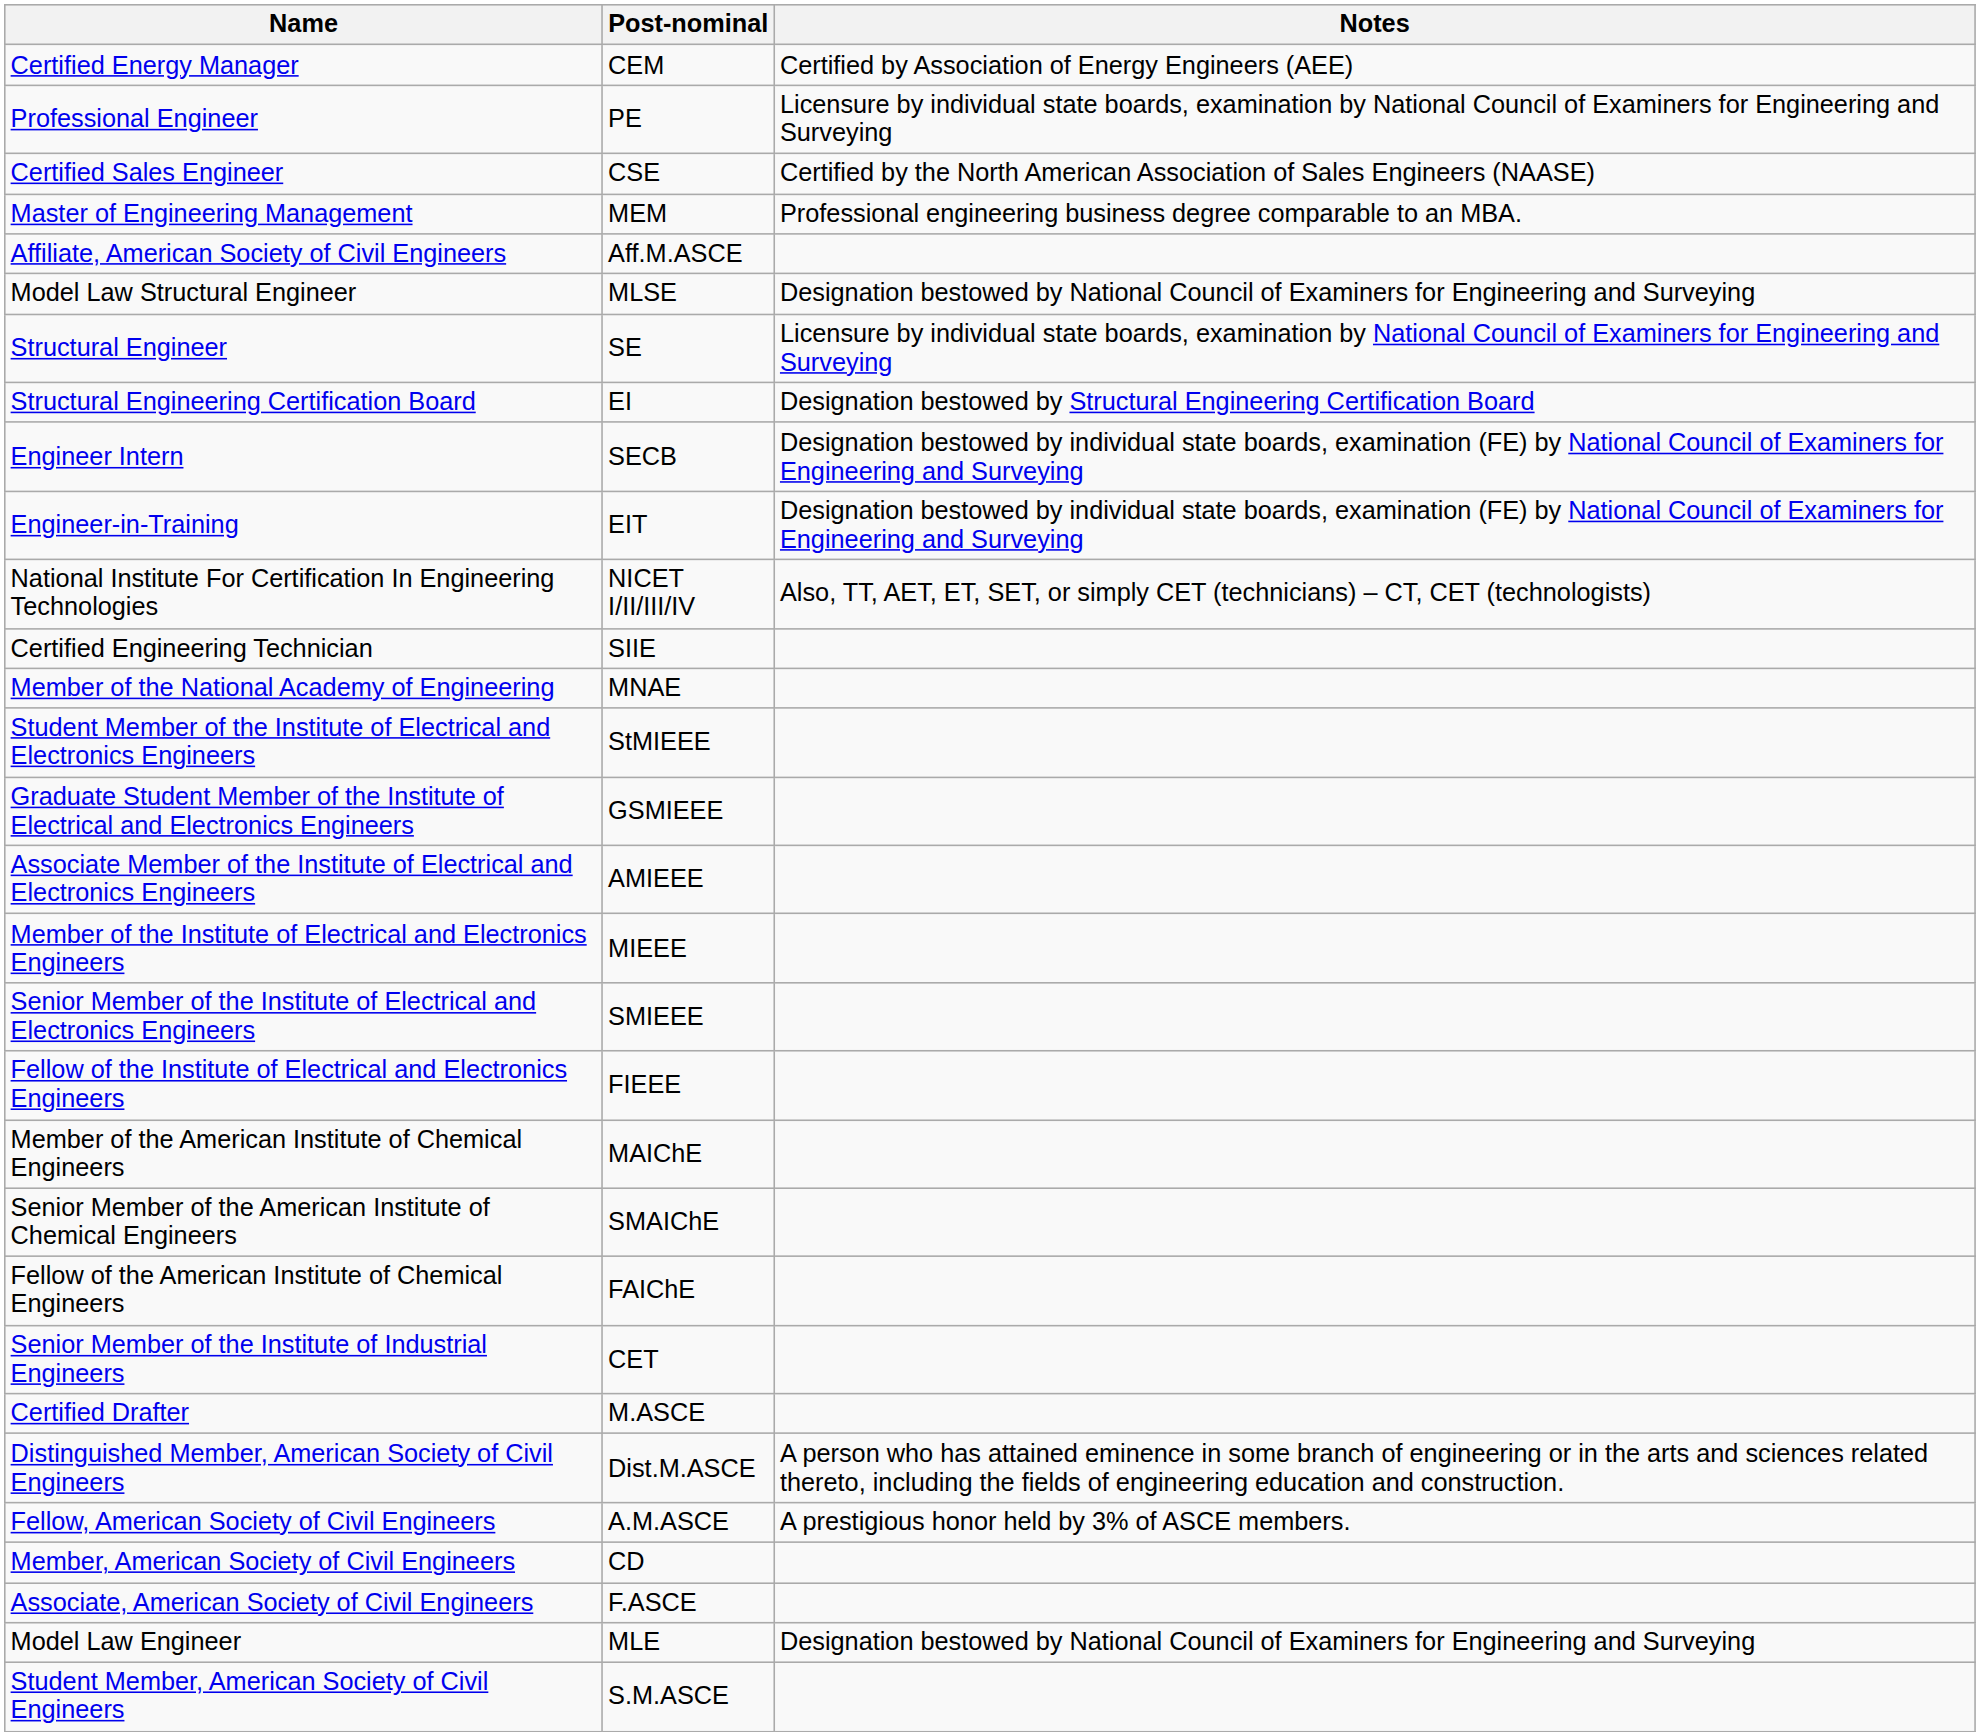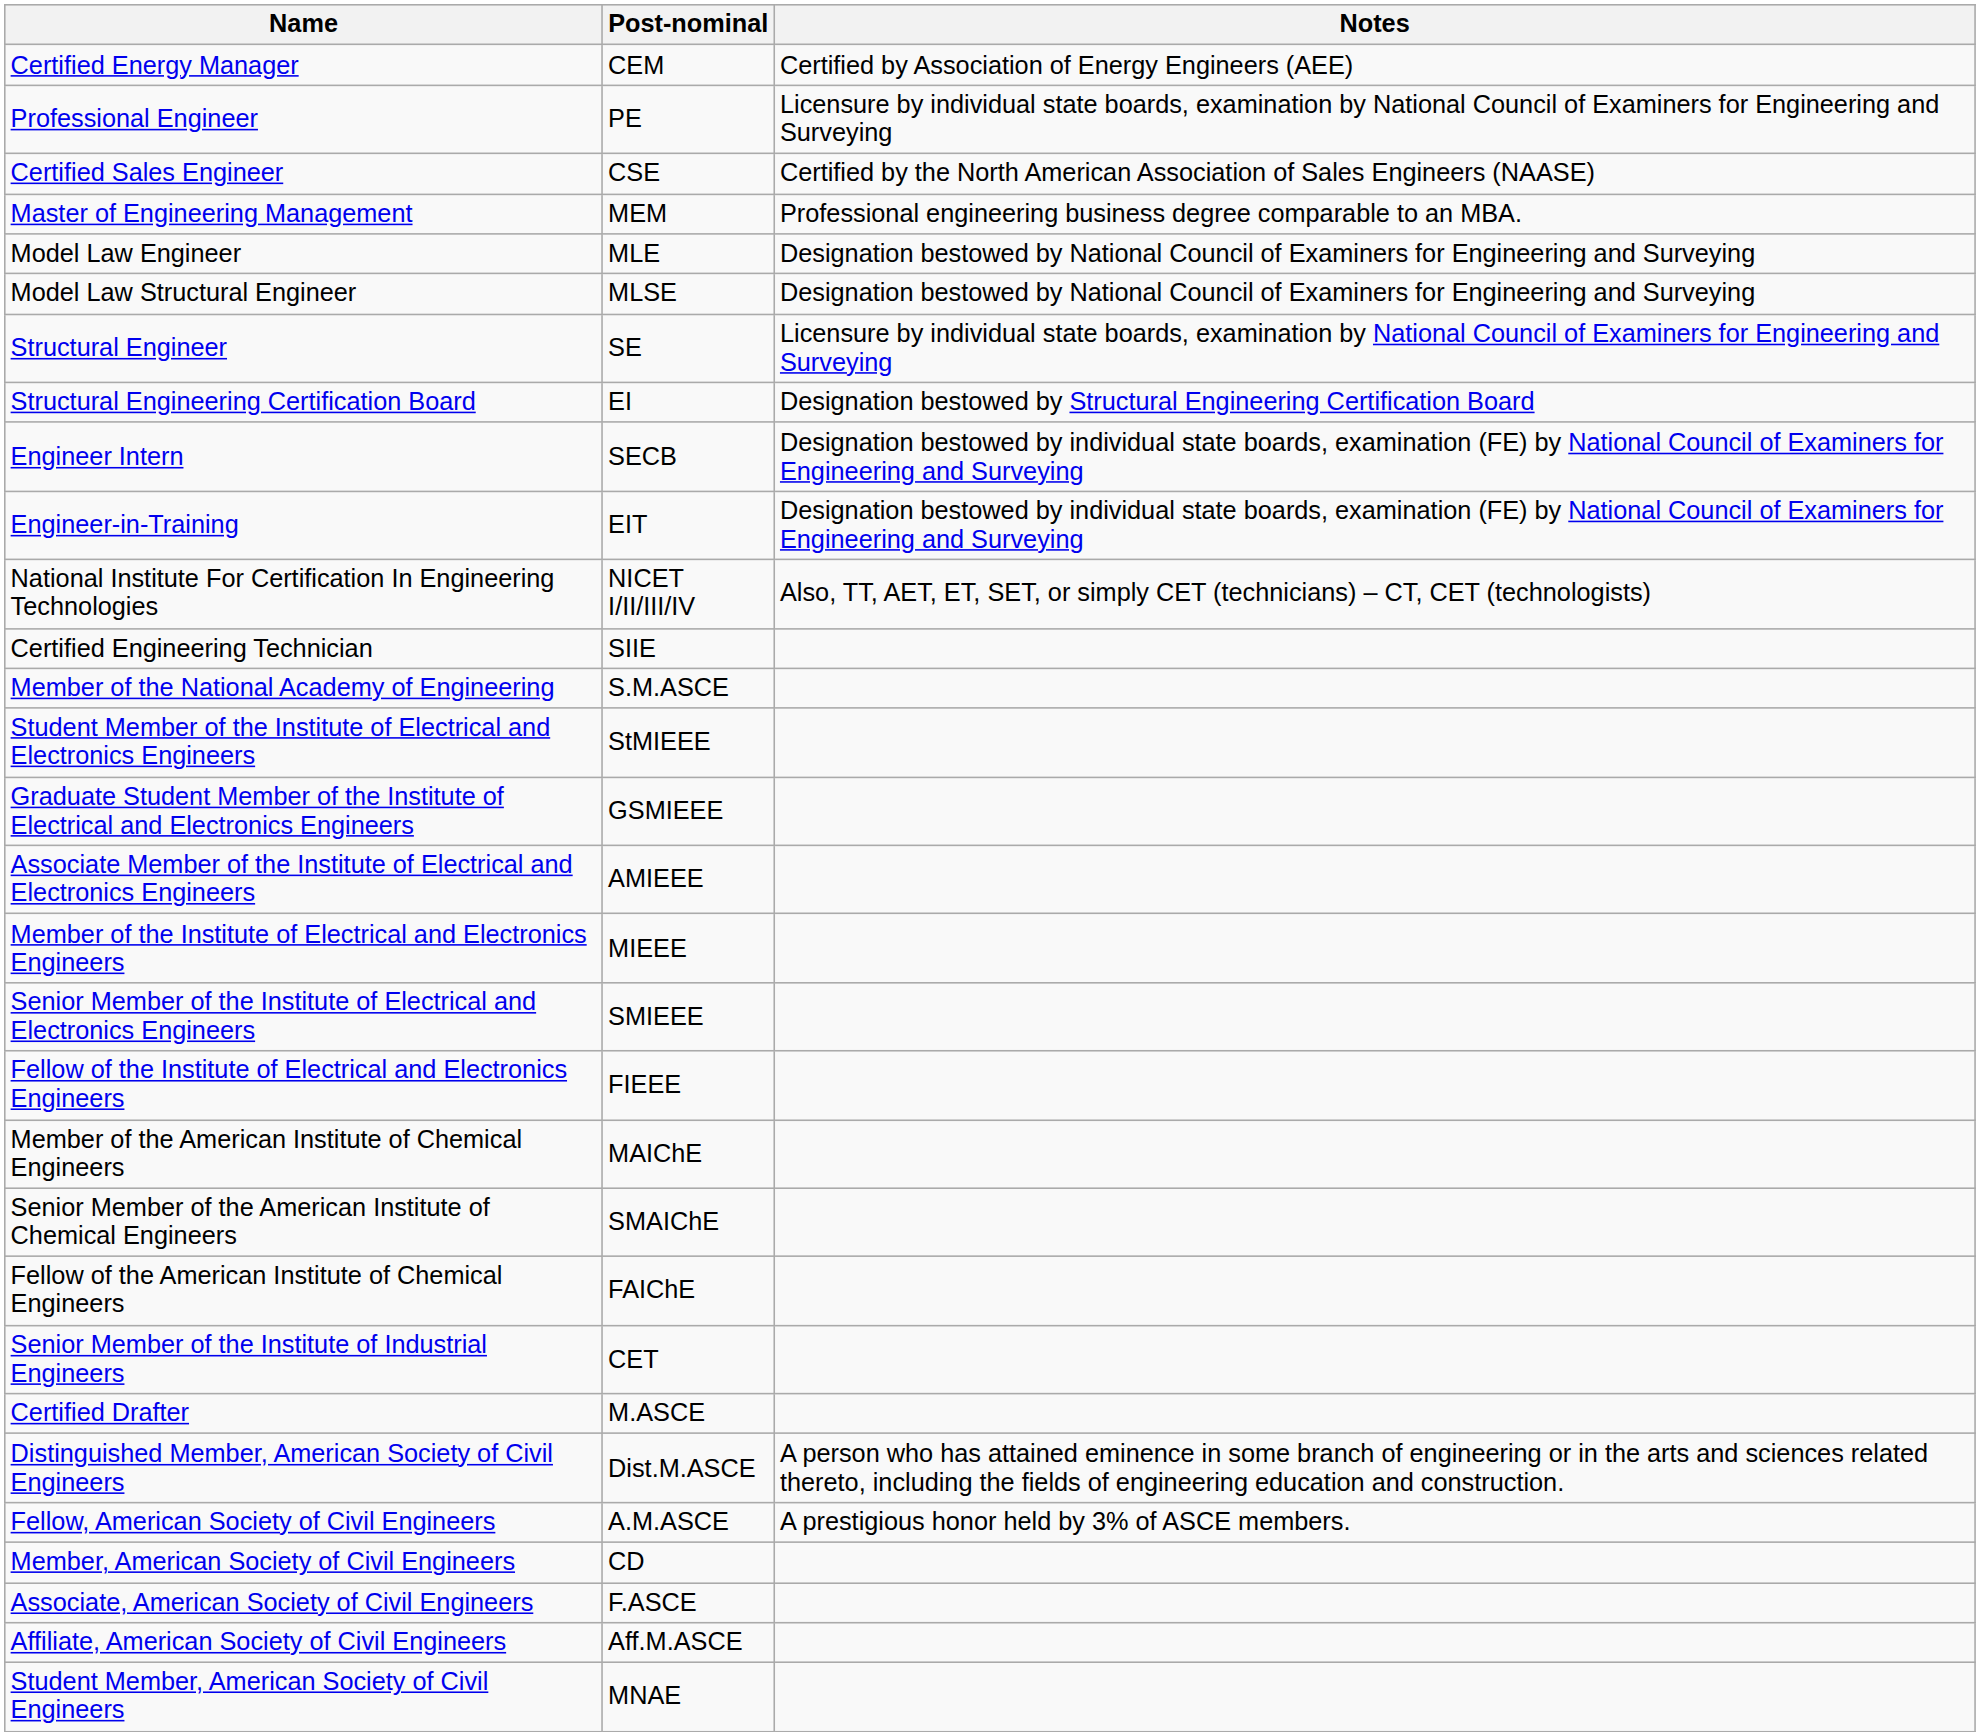rows swapped: (126, 1642) <-> (258, 253)
(645, 687) MNAE -> (669, 687) S.M.ASCE
(669, 1696) S.M.ASCE -> (645, 1696) MNAE
